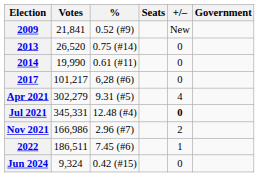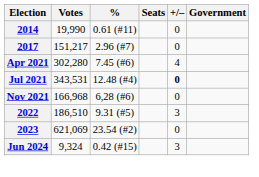- row: (28, 29)
- row: (28, 46)
(71, 79) 101,217 -> (71, 46) 151,217
(115, 79) 6,28 (#6) -> (115, 46) 2.96 (#7)
(71, 96) 302,279 -> (71, 63) 302,280
(115, 96) 9.31 (#5) -> (115, 63) 7.45 (#6)
(71, 113) 345,331 -> (71, 79) 343,531
(71, 130) 166,986 -> (71, 96) 166,968
(115, 130) 2.96 (#7) -> (115, 96) 6,28 (#6)
(180, 130) 2 -> (177, 96) 0
(71, 146) 186,511 -> (71, 113) 186,510
(115, 146) 7.45 (#6) -> (115, 113) 9.31 (#5)
(180, 146) 1 -> (177, 113) 3
+ row: (28, 130)
(180, 163) 0 -> (177, 146) 3
